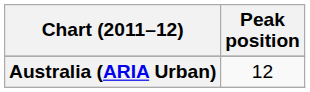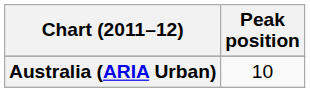(263, 71) 12 -> (263, 71) 10
